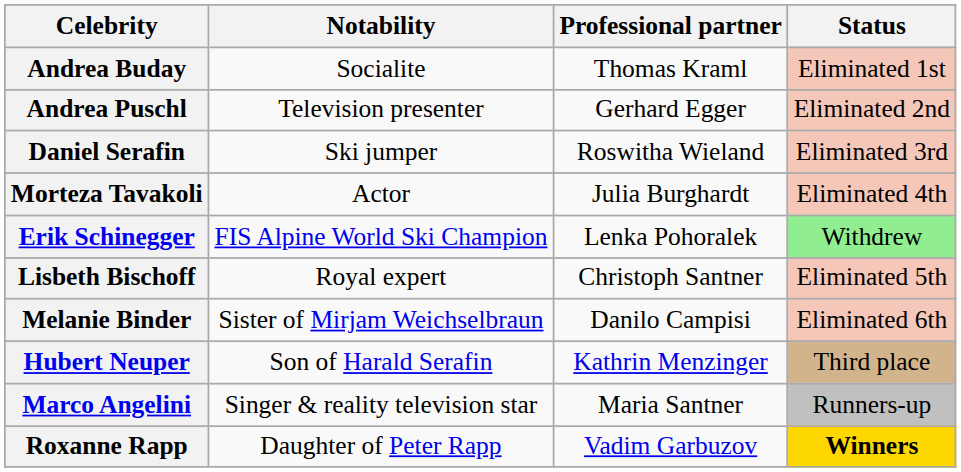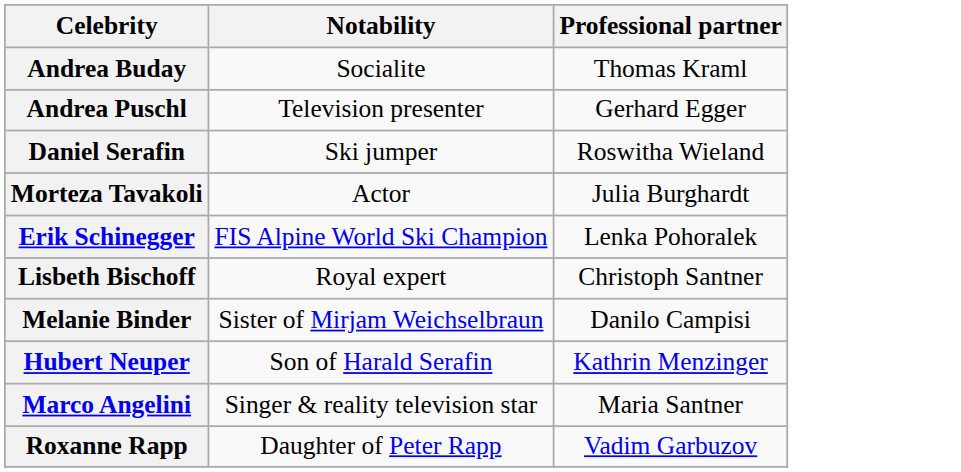- column: (872, 25)
